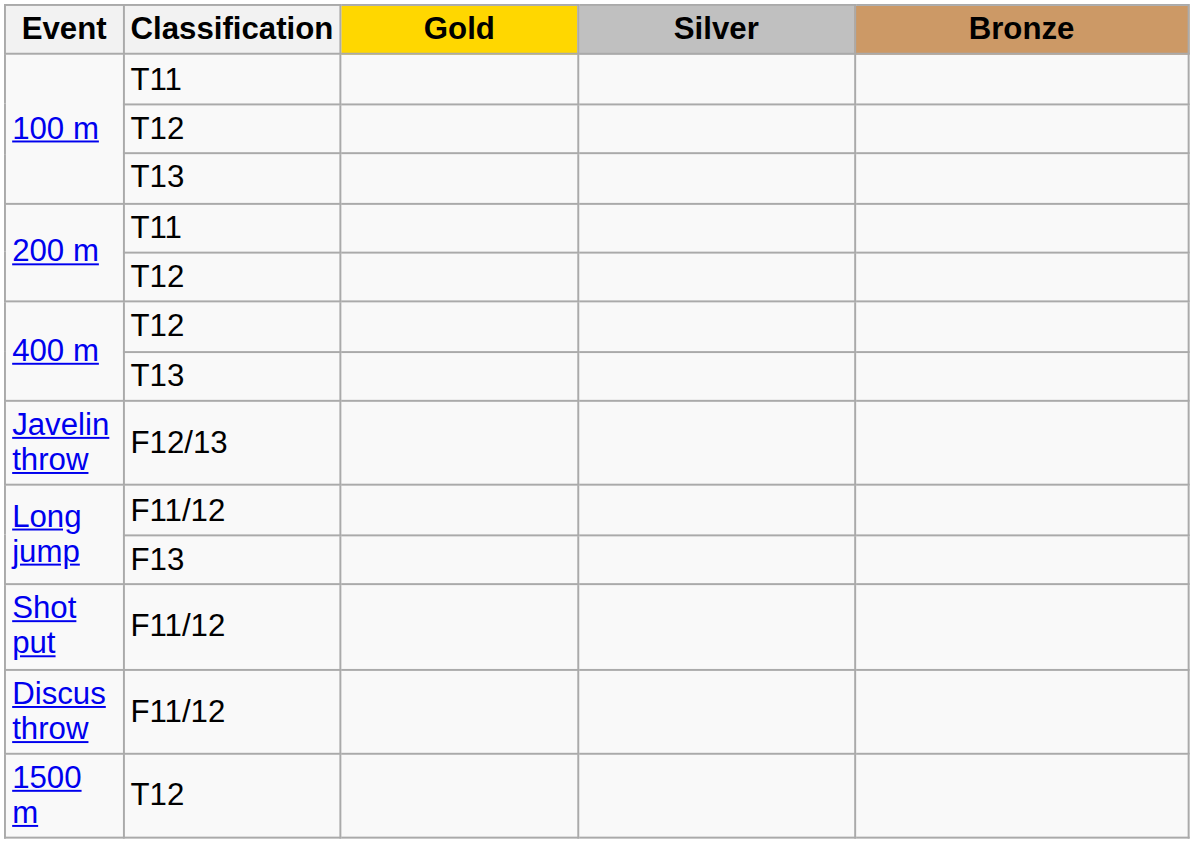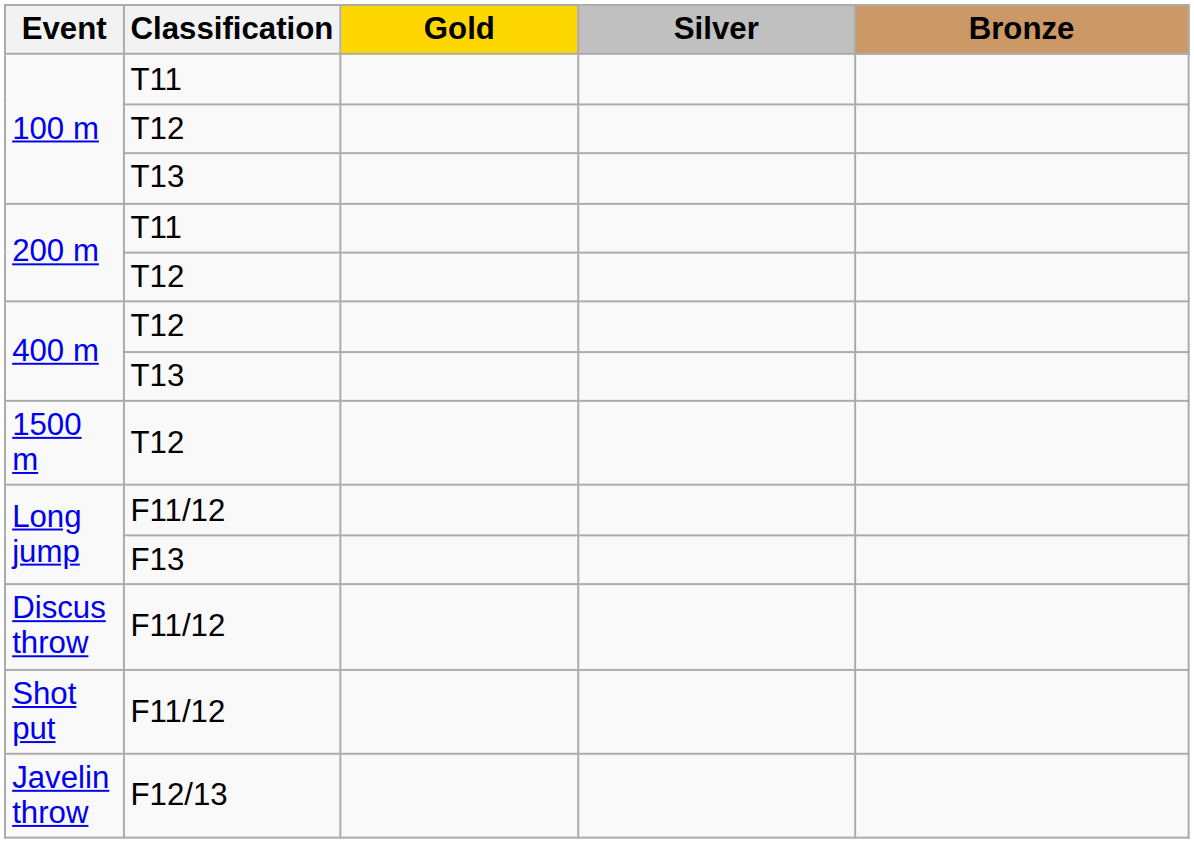rows swapped: (47, 795) <-> (61, 442)
rows swapped: (44, 626) <-> (59, 710)
